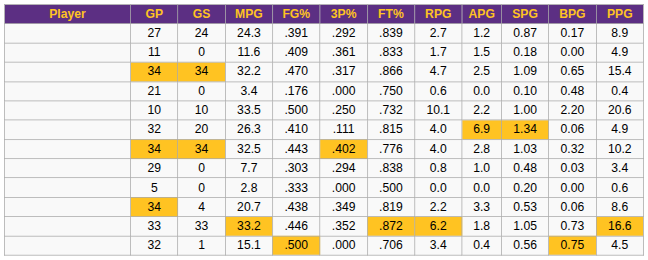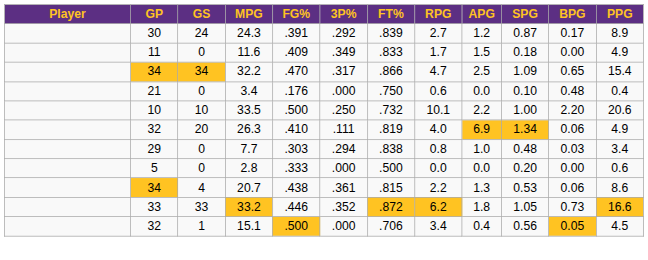(154, 33) 27 -> (154, 33) 30
(344, 52) .361 -> (344, 52) .349
(391, 129) .815 -> (391, 129) .819
- row: (249, 149)
(344, 206) .349 -> (344, 187) .361
(391, 206) .819 -> (391, 187) .815
(482, 206) 3.3 -> (482, 187) 1.3
(572, 245) 0.75 -> (572, 226) 0.05
